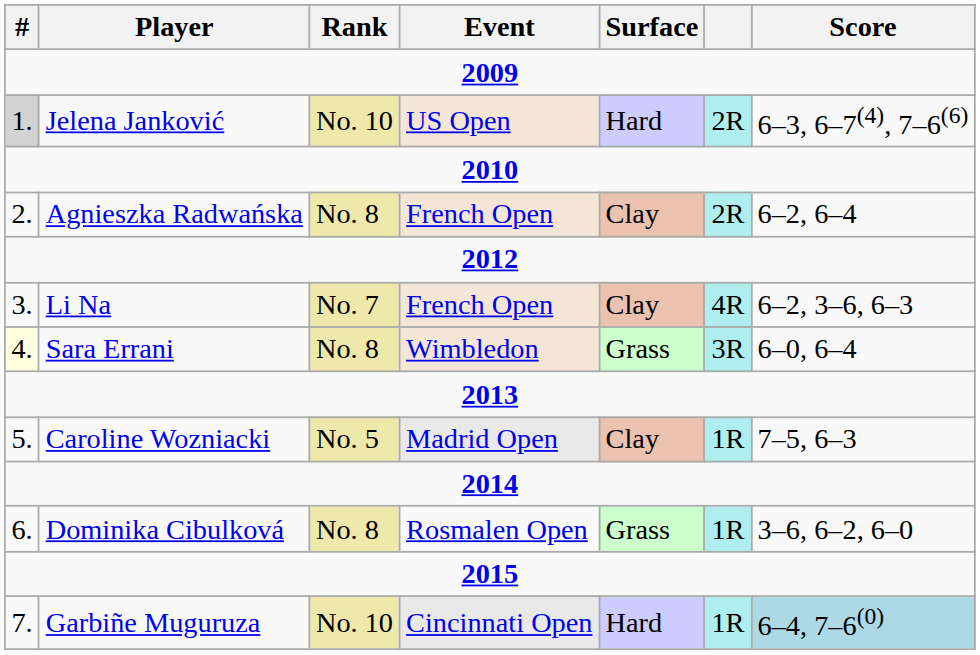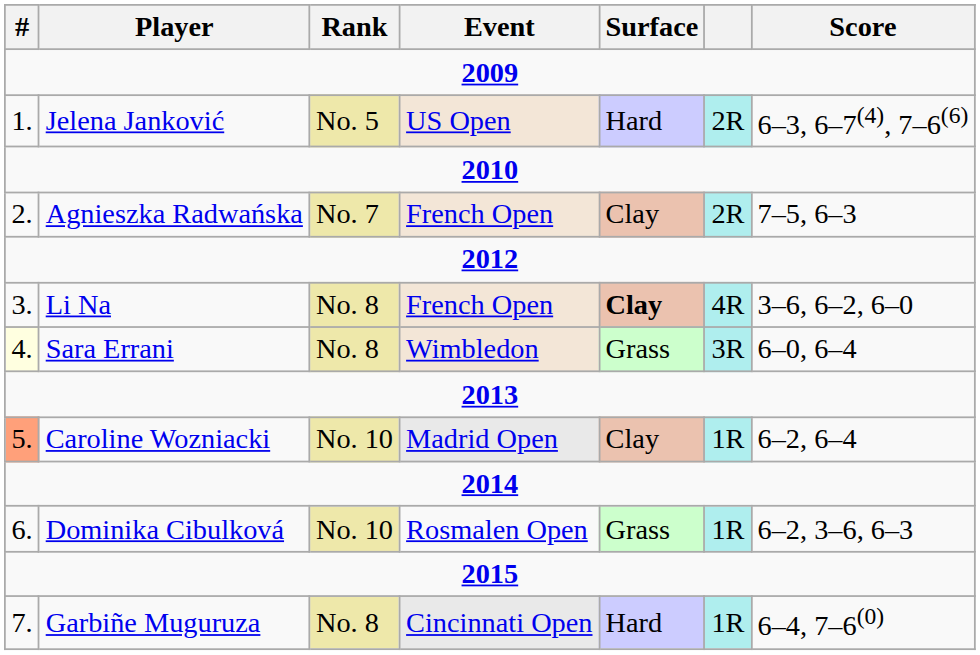(22, 120) lightgrey background -> (22, 120) no background
(354, 120) No. 10 -> (347, 120) No. 5
(347, 214) No. 8 -> (347, 214) No. 7
(807, 214) 6–2, 6–4 -> (807, 214) 7–5, 6–3
(347, 304) No. 7 -> (347, 304) No. 8
(632, 304) normal -> (634, 304) bold
(835, 304) 6–2, 3–6, 6–3 -> (835, 304) 3–6, 6–2, 6–0
(22, 438) no background -> (22, 438) lightsalmon background
(347, 438) No. 5 -> (354, 438) No. 10
(807, 438) 7–5, 6–3 -> (807, 438) 6–2, 6–4
(347, 528) No. 8 -> (354, 528) No. 10
(835, 528) 3–6, 6–2, 6–0 -> (835, 528) 6–2, 3–6, 6–3
(354, 622) No. 10 -> (347, 622) No. 8
(821, 622) lightblue background -> (821, 622) no background
